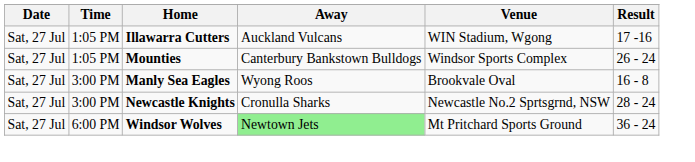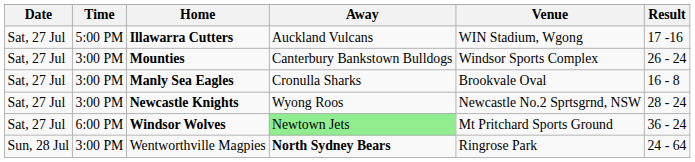(96, 37) 1:05 PM -> (99, 37) 5:00 PM
(96, 59) 1:05 PM -> (99, 59) 3:00 PM
(277, 80) Wyong Roos -> (317, 80) Cronulla Sharks
(286, 102) Cronulla Sharks -> (308, 102) Wyong Roos
+ row: (198, 146)
